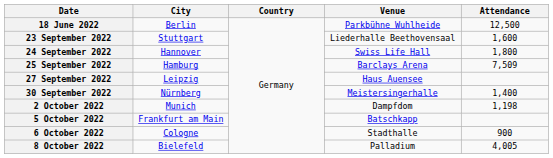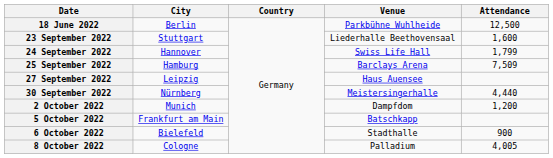(505, 52) 1,800 -> (505, 52) 1,799
(505, 92) 1,400 -> (505, 92) 4,440
(505, 106) 1,198 -> (505, 106) 1,200
(181, 133) Cologne -> (181, 133) Bielefeld
(181, 147) Bielefeld -> (181, 147) Cologne
